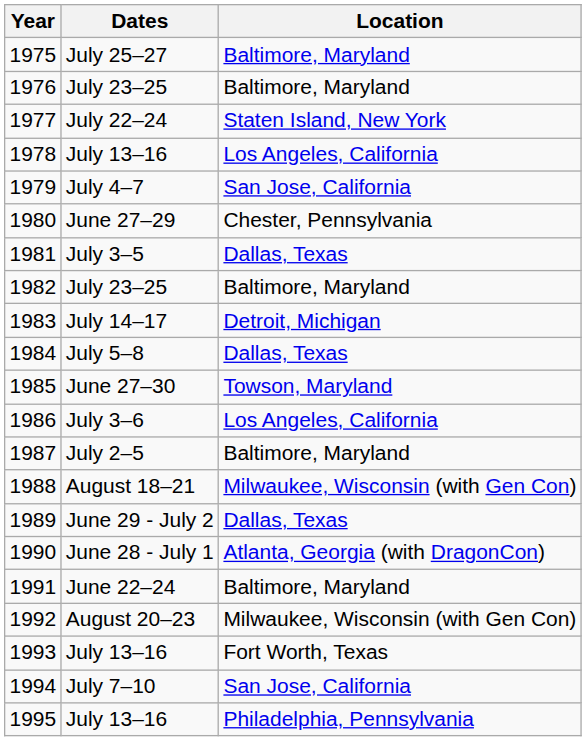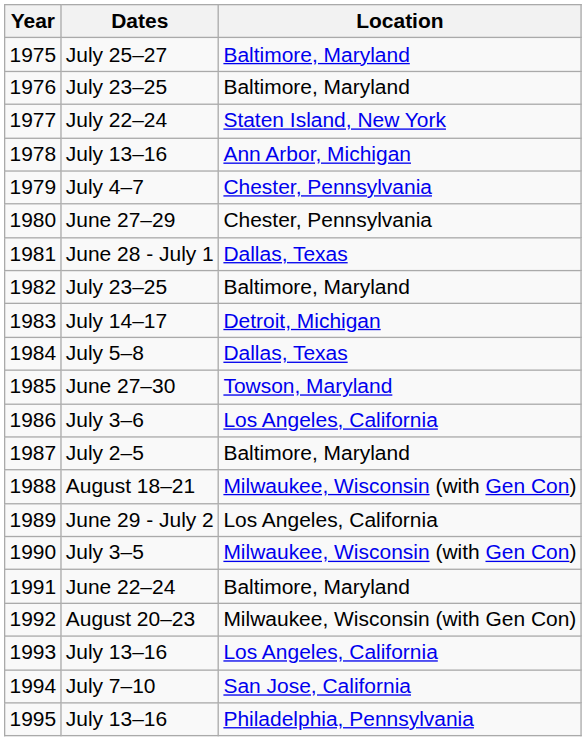(331, 154) Los Angeles, California -> (317, 154) Ann Arbor, Michigan
(317, 187) San Jose, California -> (328, 187) Chester, Pennsylvania
(105, 253) July 3–5 -> (140, 253) June 28 - July 1
(286, 519) Dallas, Texas -> (331, 519) Los Angeles, California
(140, 552) June 28 - July 1 -> (105, 552) July 3–5
(384, 552) Atlanta, Georgia (with DragonCon) -> (400, 552) Milwaukee, Wisconsin (with Gen Con)
(306, 652) Fort Worth, Texas -> (331, 652) Los Angeles, California
